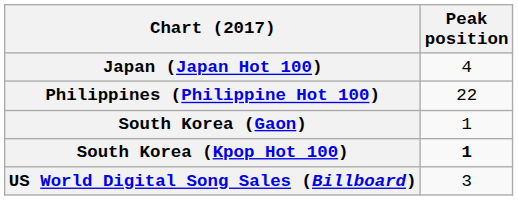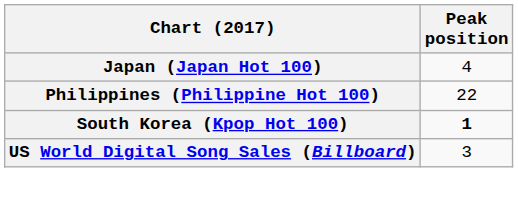- row: (213, 124)
